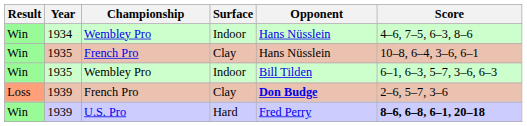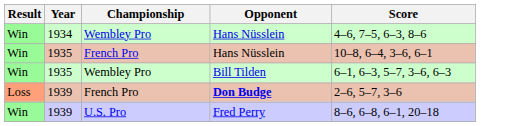- column: (233, 14)
(433, 111) bold -> (386, 111) normal
